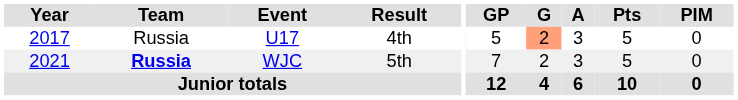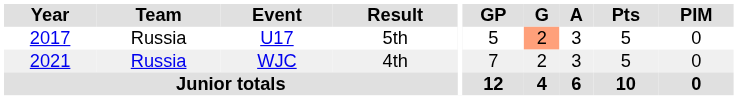(399, 38) 4th -> (395, 38) 5th
(161, 60) bold -> (159, 60) normal
(399, 60) 5th -> (395, 60) 4th
